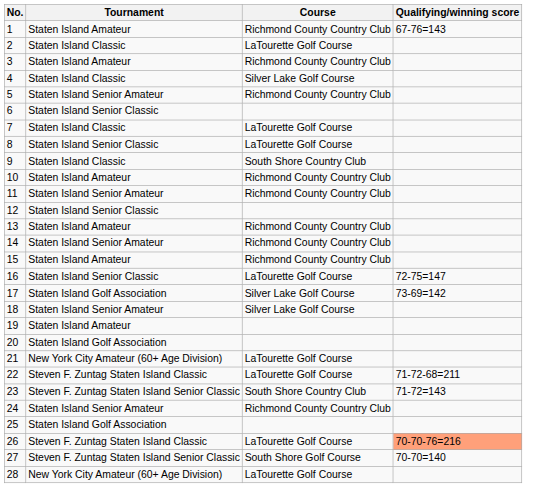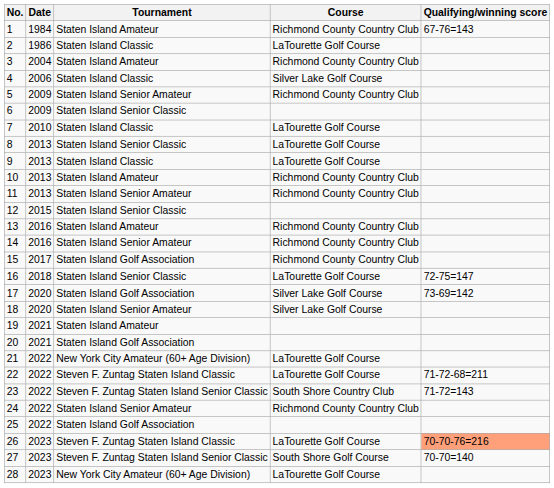+ column: (40, 12)
(305, 161) South Shore Country Club -> (326, 161) LaTourette Golf Course
(79, 260) Staten Island Amateur -> (125, 260) Staten Island Golf Association
